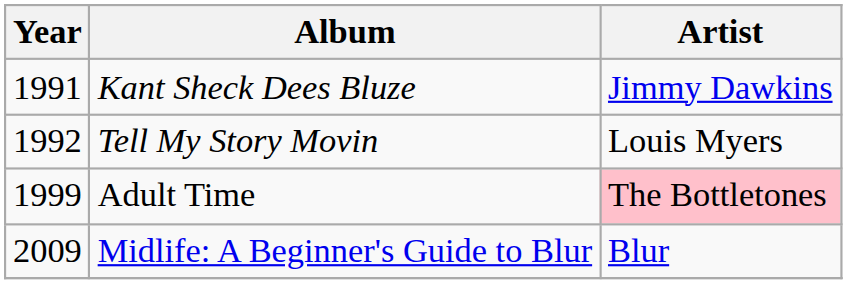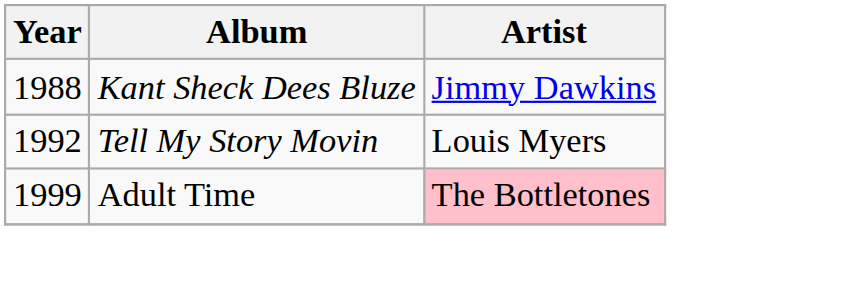(47, 86) 1991 -> (47, 86) 1988
- row: (345, 250)
